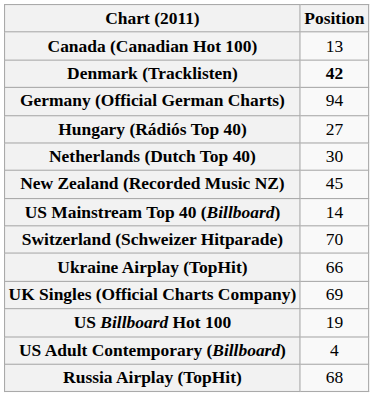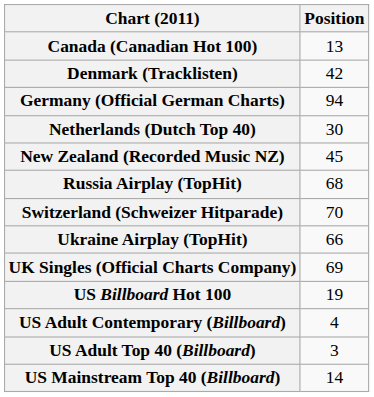(334, 73) bold -> (334, 73) normal
- row: (152, 128)
rows swapped: (152, 377) <-> (152, 211)
+ row: (152, 350)
